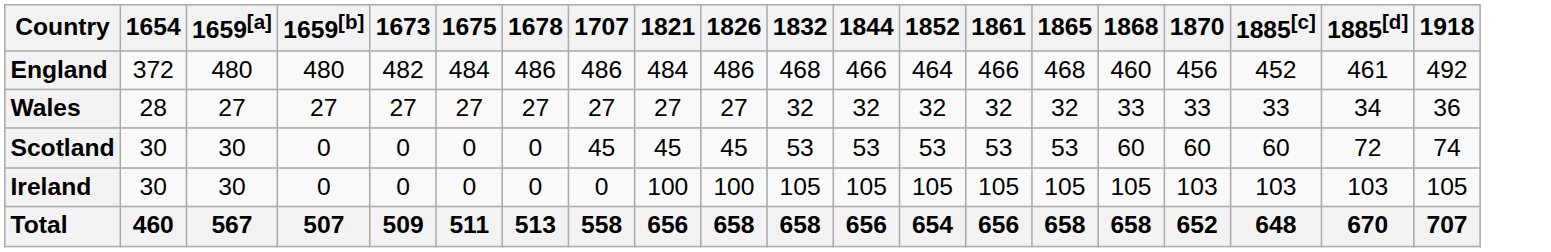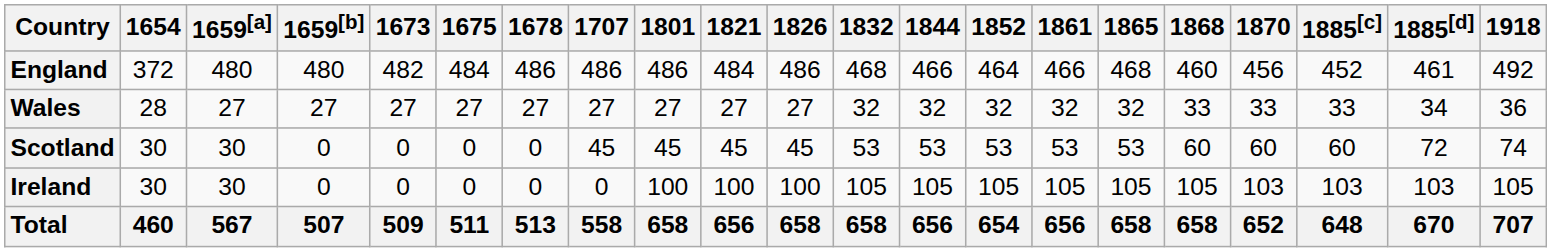+ column: (668, 27)
